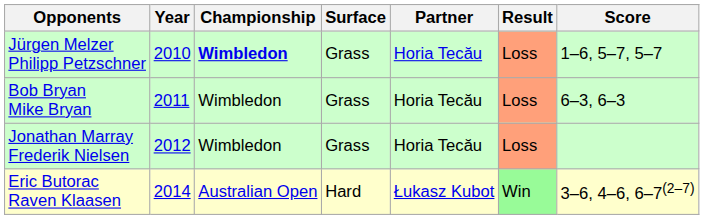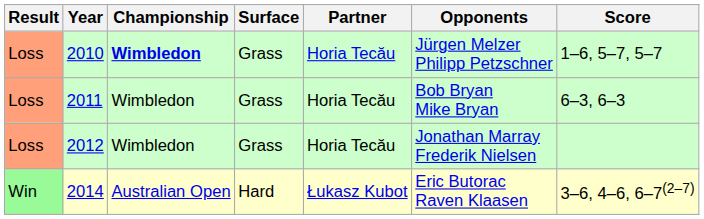columns swapped: (528, 17) <-> (77, 17)
